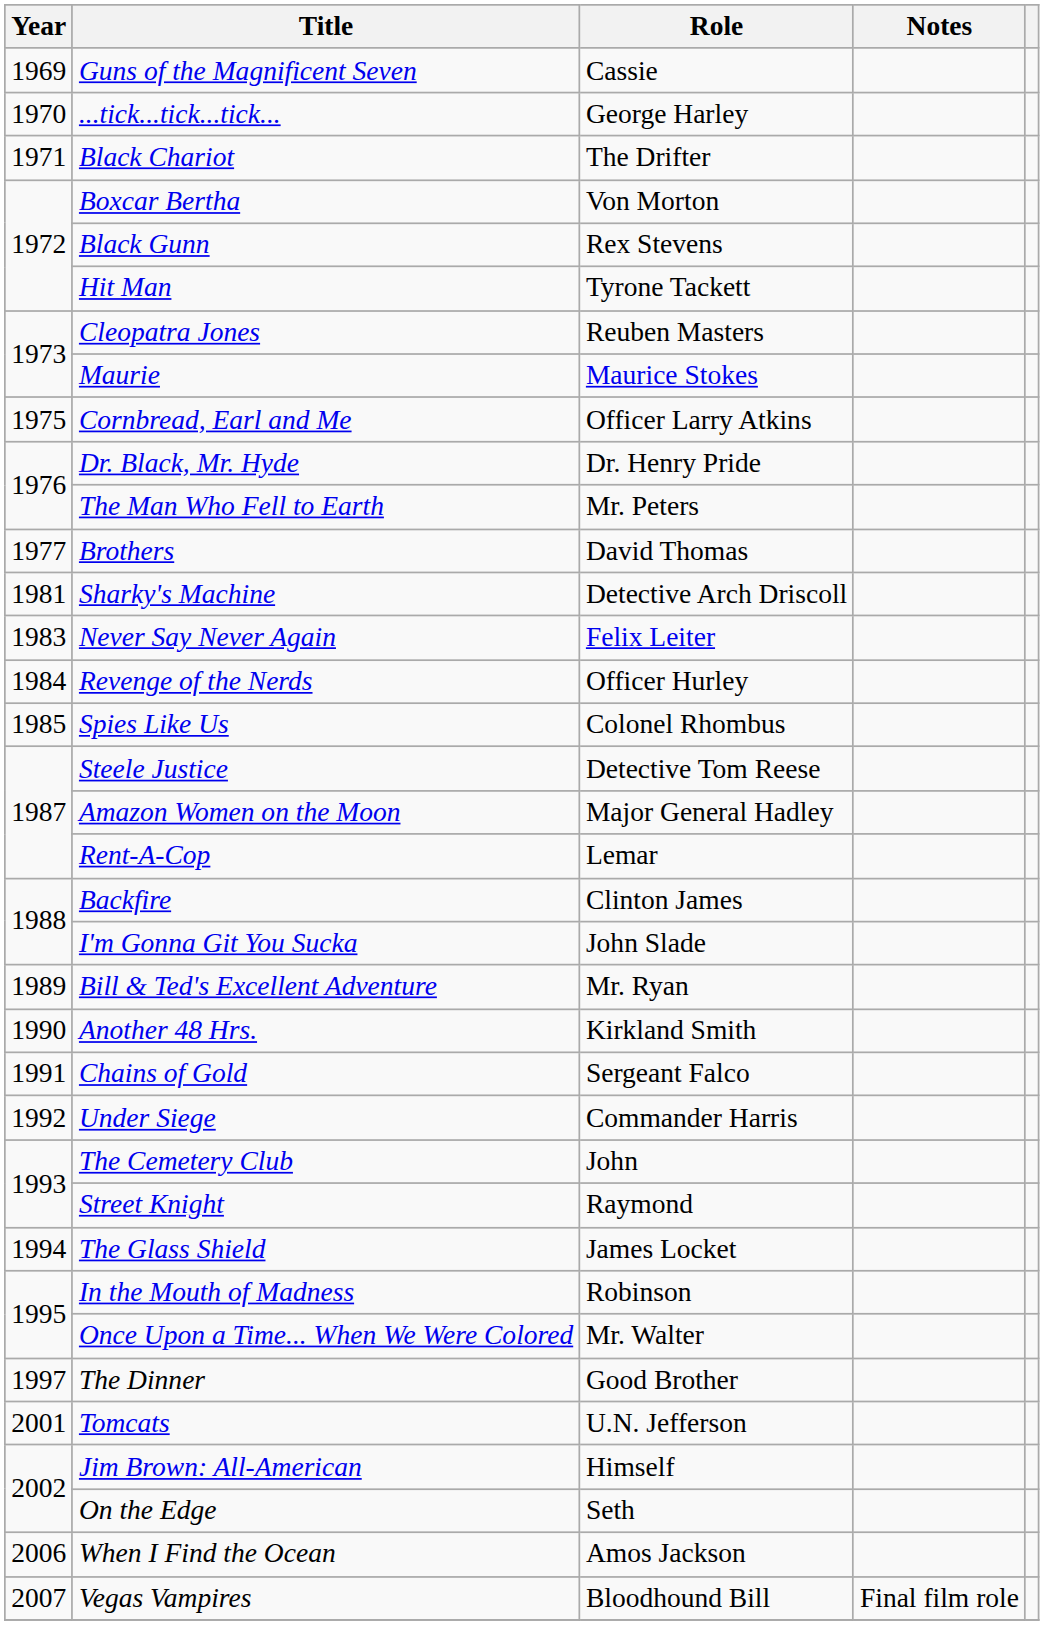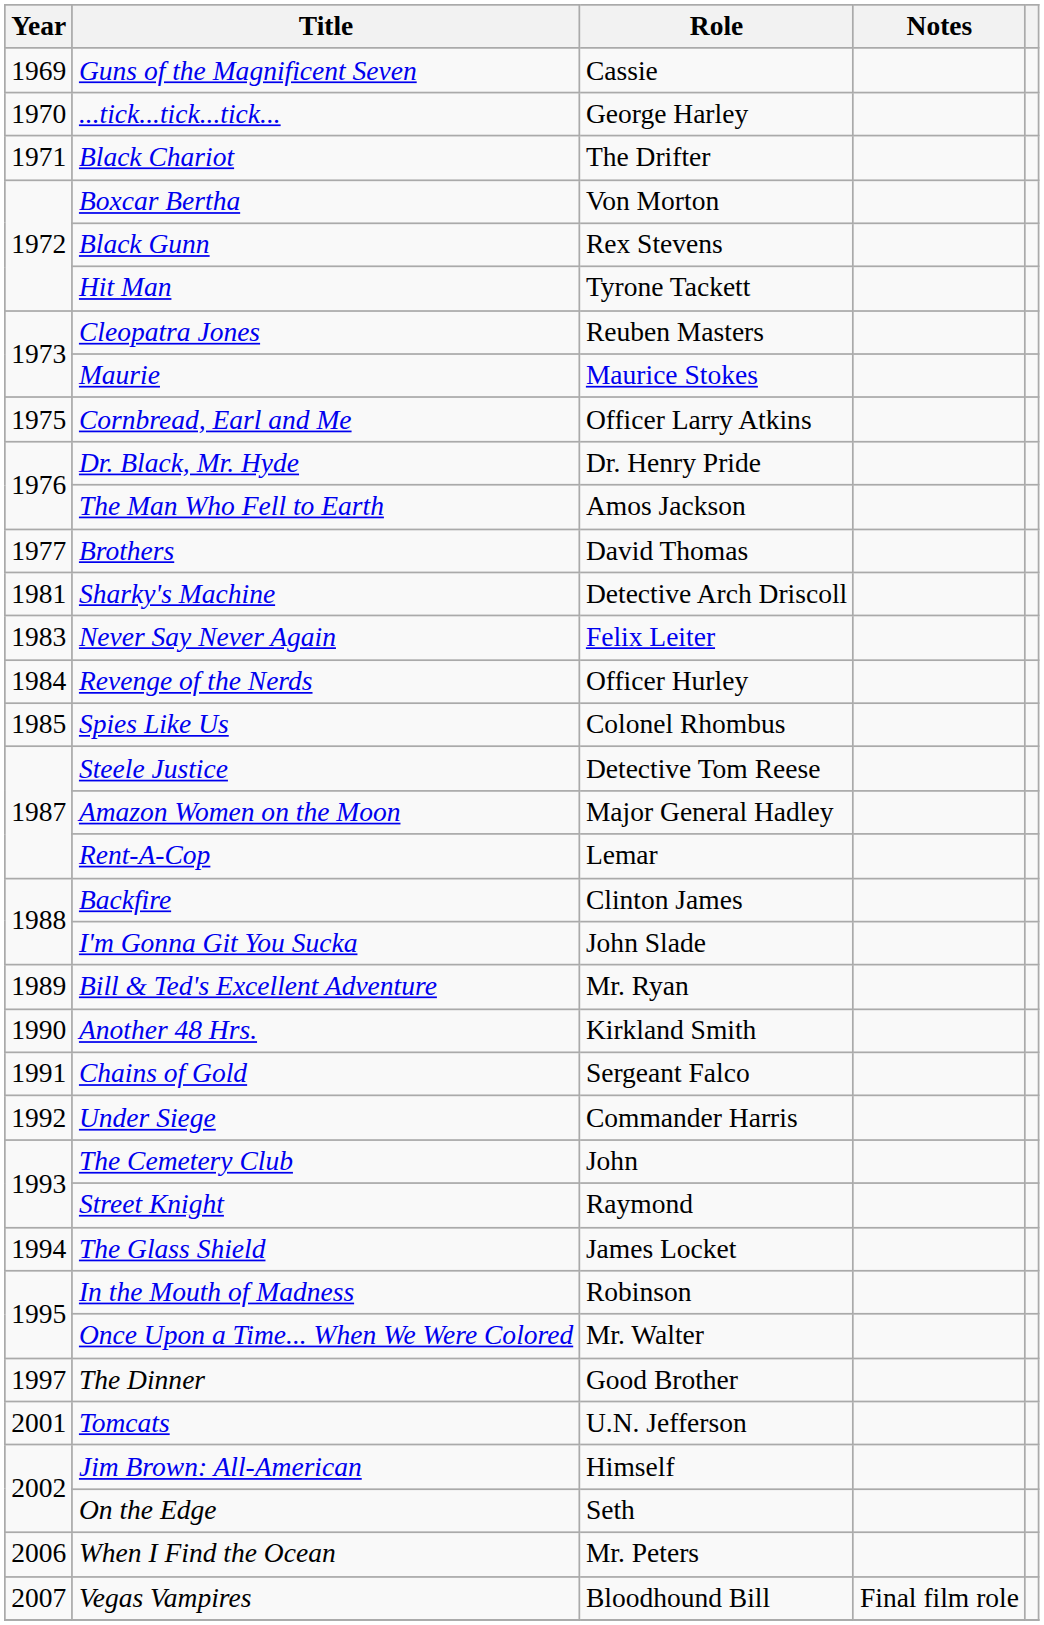(642, 506) Mr. Peters -> (666, 506) Amos Jackson
(666, 1553) Amos Jackson -> (642, 1553) Mr. Peters
